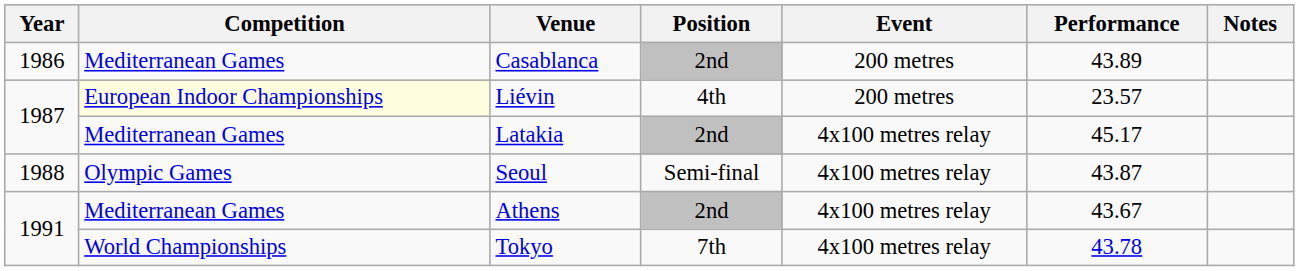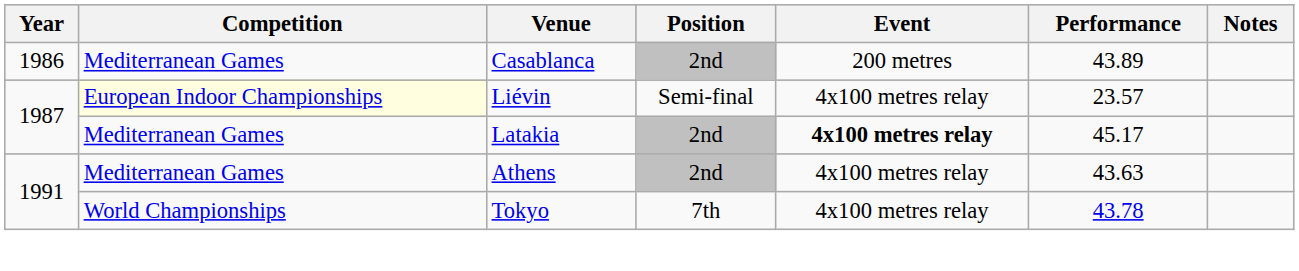(712, 98) 4th -> (706, 98) Semi-final
(904, 98) 200 metres -> (902, 98) 4x100 metres relay
(904, 135) normal -> (902, 135) bold
- row: (521, 172)
(1117, 209) 43.67 -> (1118, 172) 43.63
